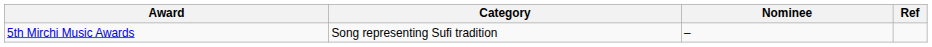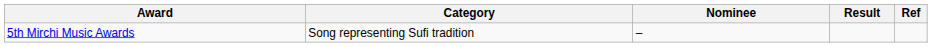+ column: (862, 13)
